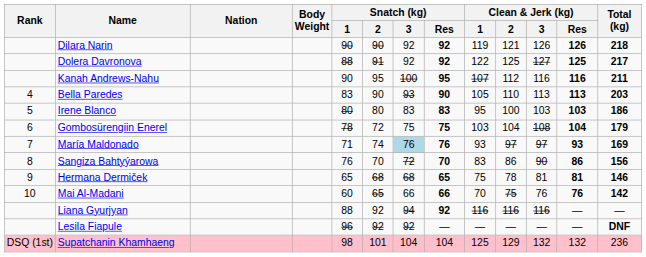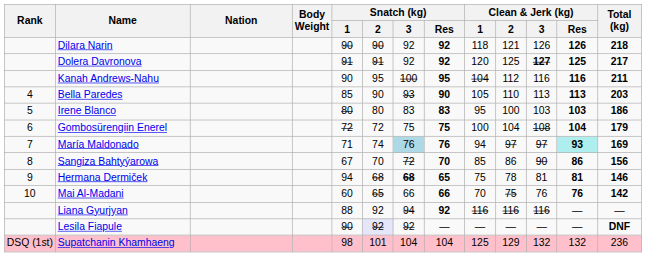(480, 45) 119 -> (480, 45) 118
(347, 62) 88 -> (347, 62) 91
(480, 62) 122 -> (480, 62) 120
(542, 62) normal -> (542, 62) bold
(480, 78) 107 -> (480, 78) 104
(347, 95) 83 -> (347, 95) 85
(347, 128) 78 -> (347, 128) 72
(480, 128) 103 -> (480, 128) 100
(480, 144) 93 -> (480, 144) 94
(577, 144) no background -> (577, 144) paleturquoise background
(347, 161) 76 -> (347, 161) 67
(480, 161) 83 -> (480, 161) 85
(347, 177) 65 -> (347, 177) 94
(409, 177) normal -> (409, 177) bold
(347, 227) 96 -> (347, 227) 90
(378, 227) no background -> (378, 227) lavender background
